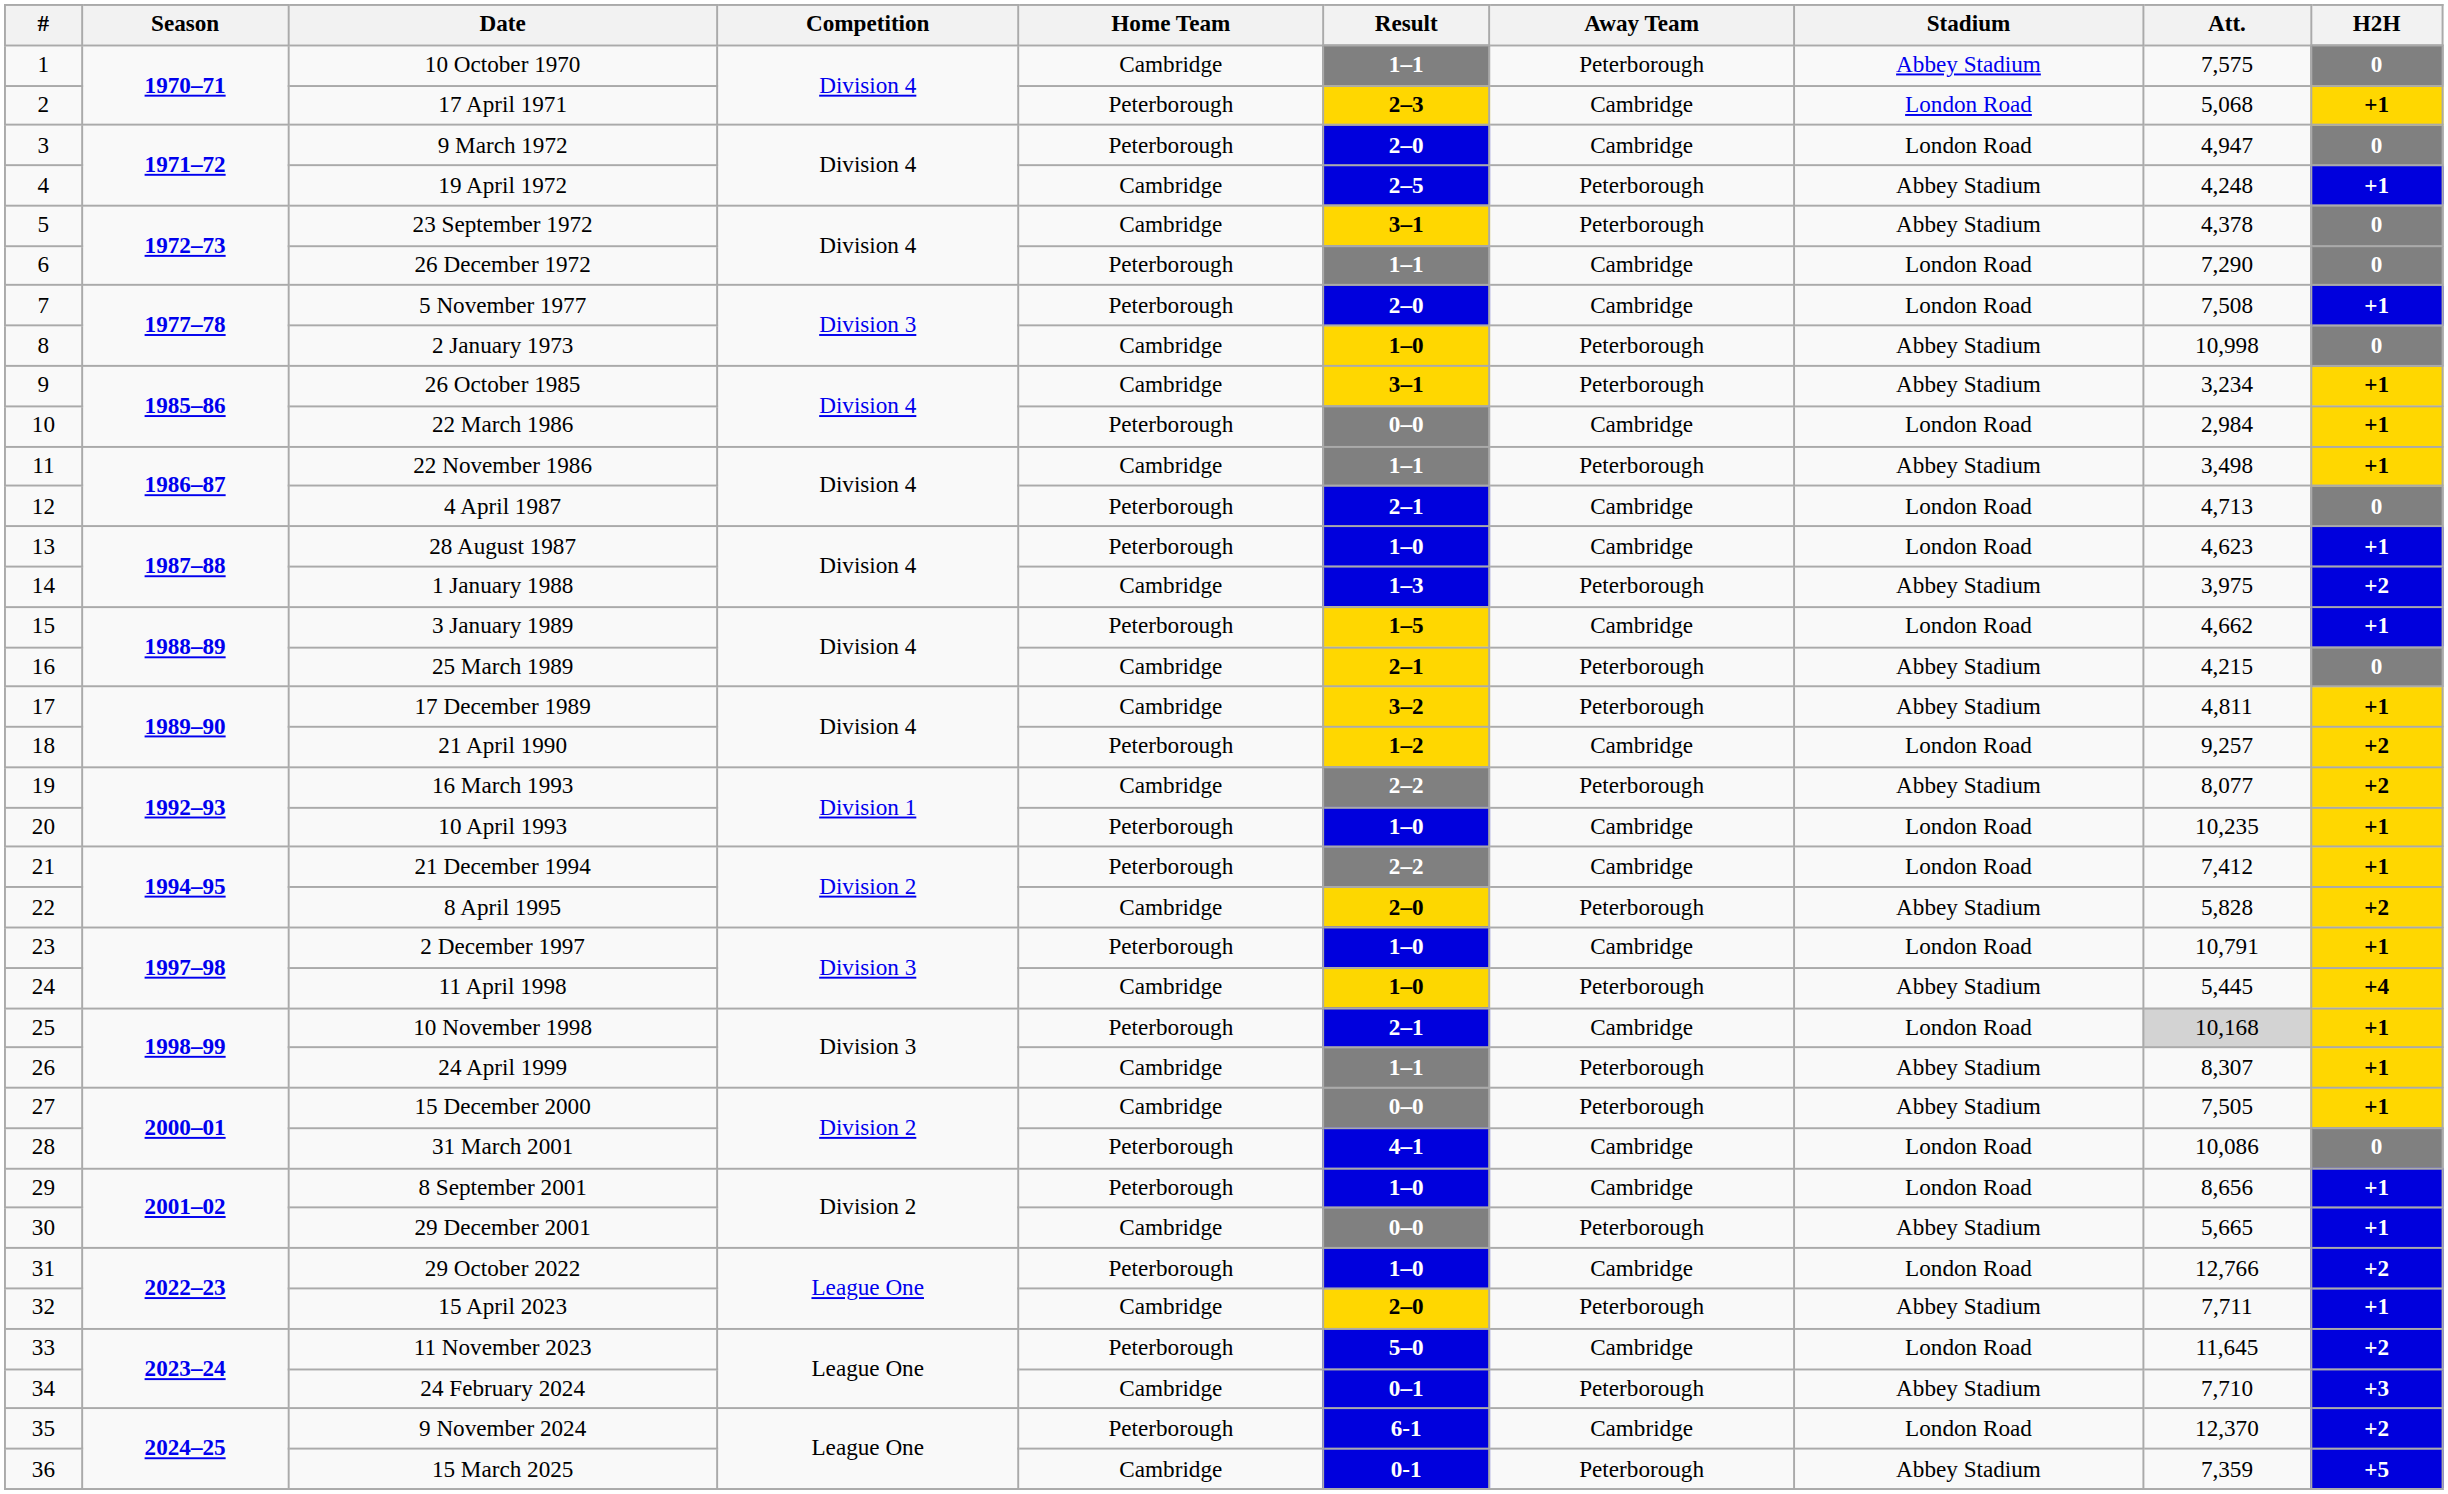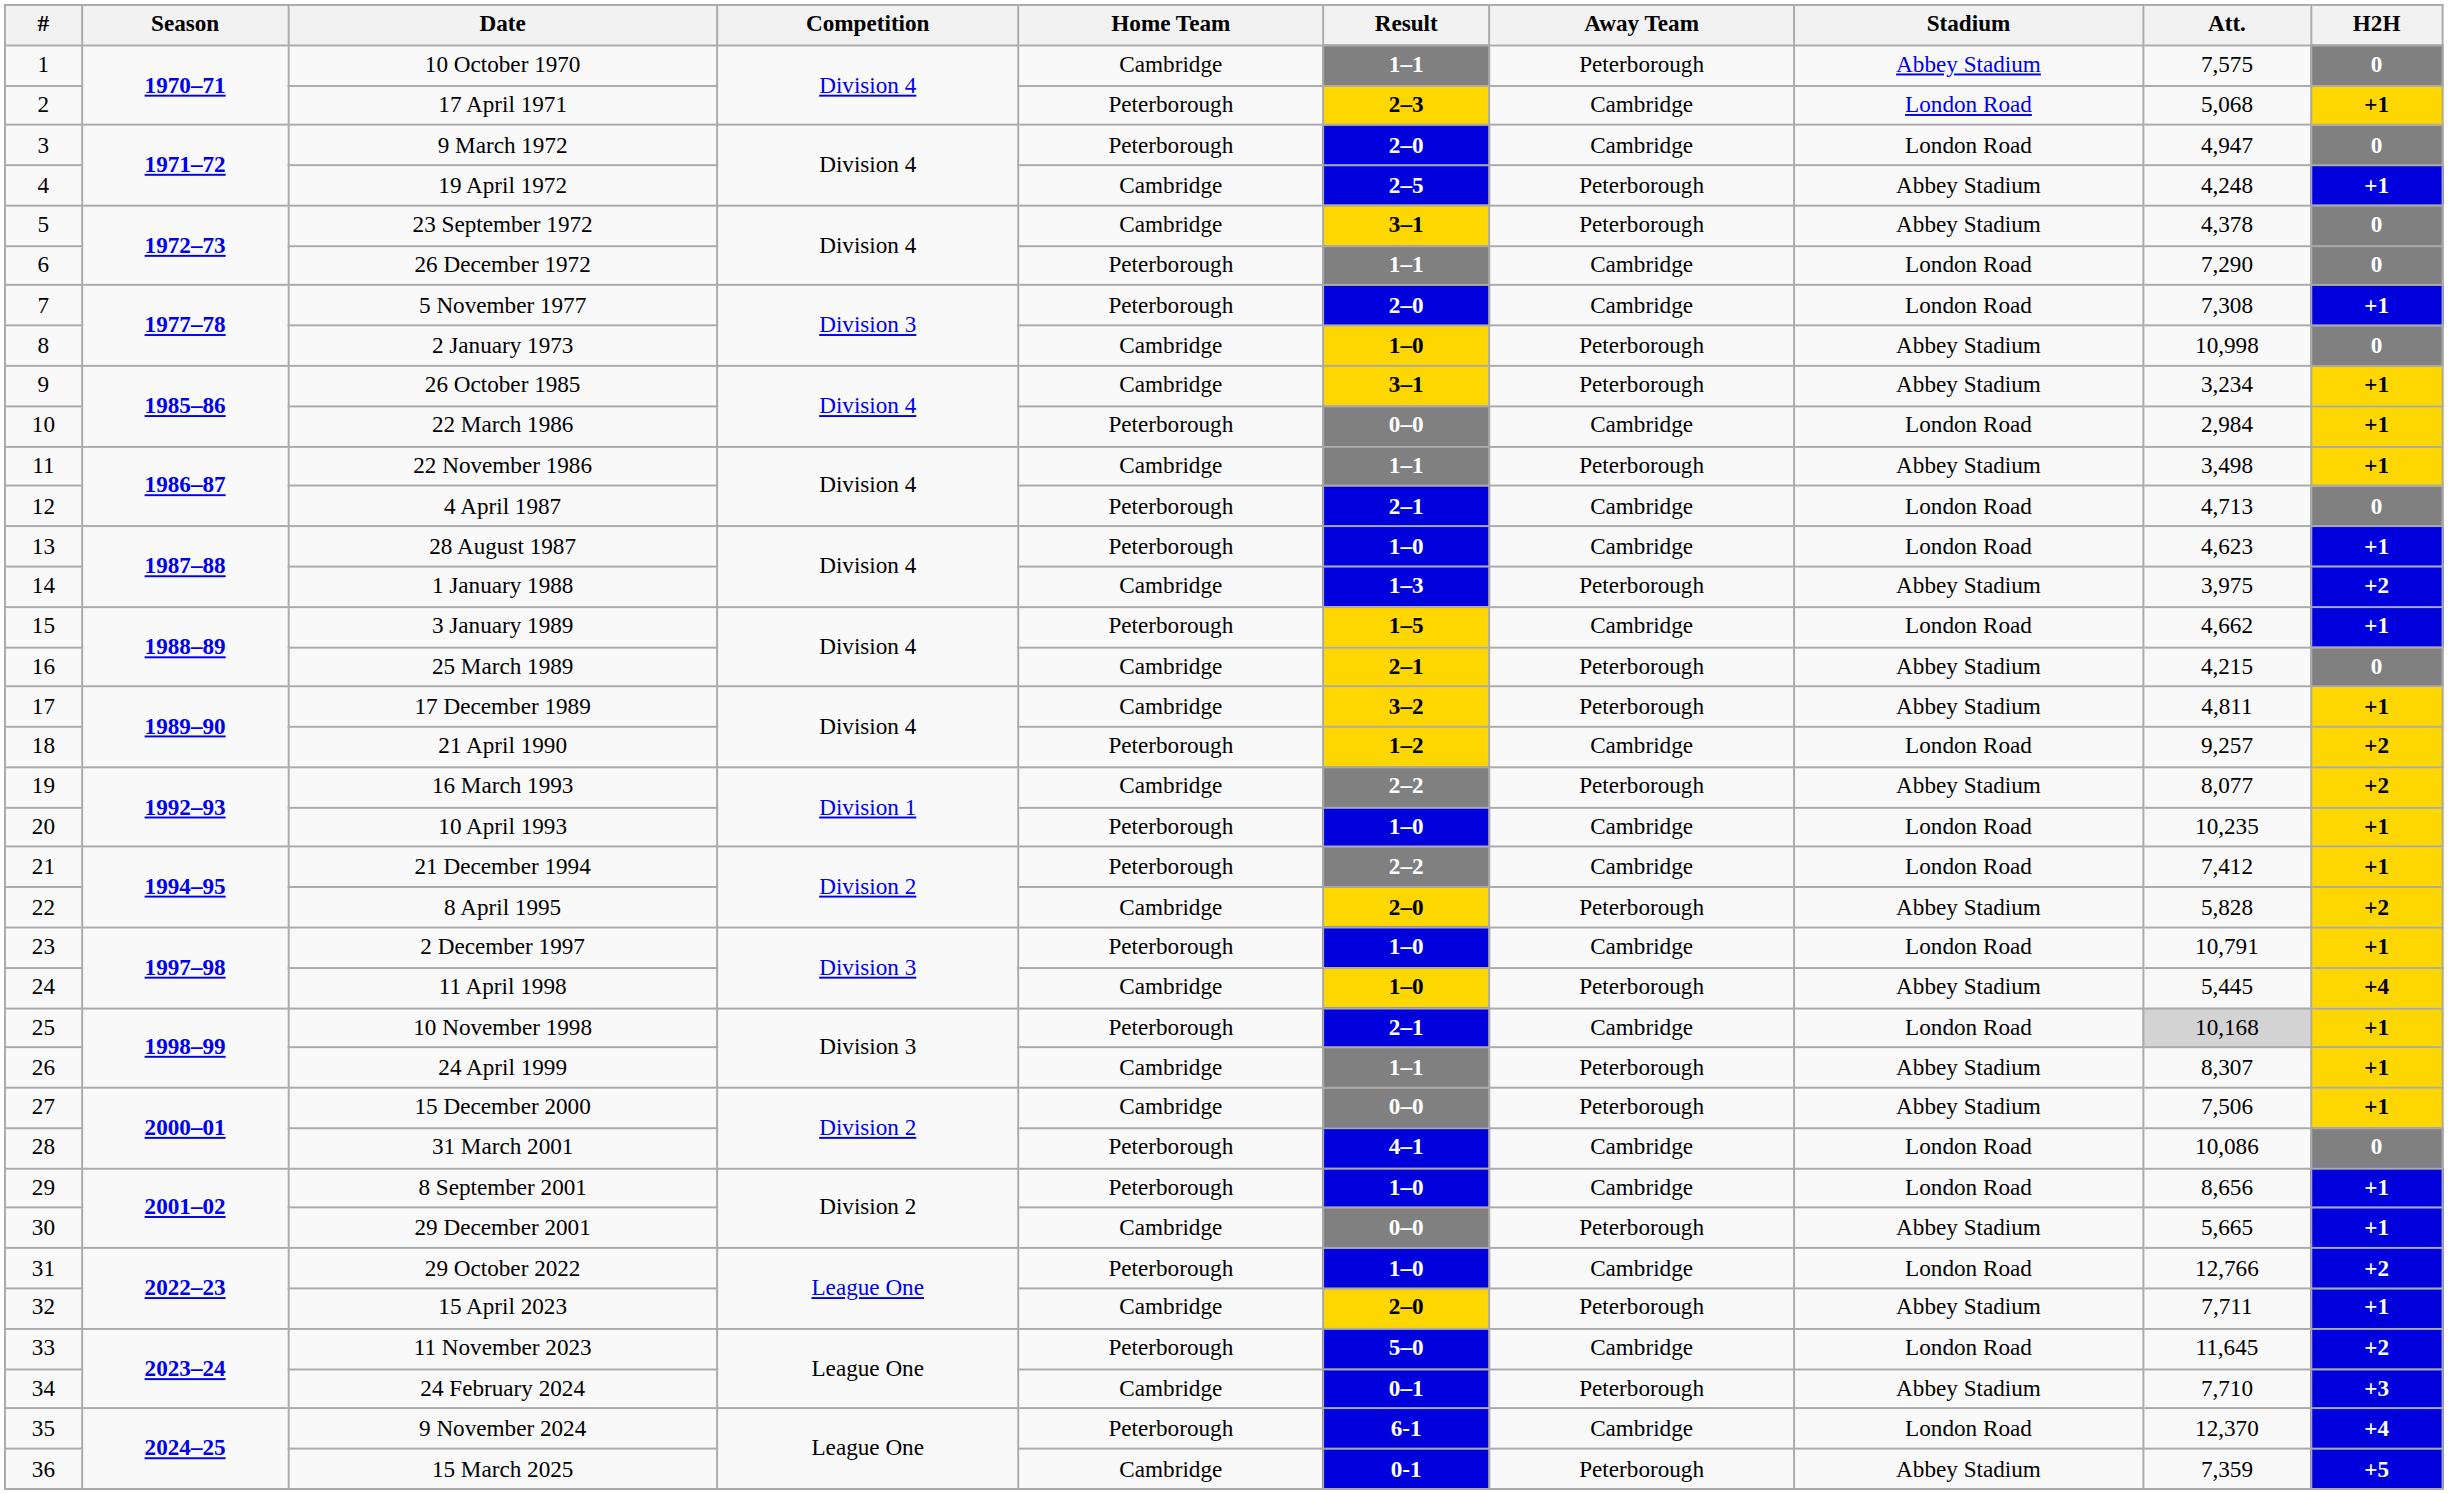(2227, 305) 7,508 -> (2227, 305) 7,308
(2227, 1107) 7,505 -> (2227, 1107) 7,506
(2377, 1428) +2 -> (2377, 1428) +4
